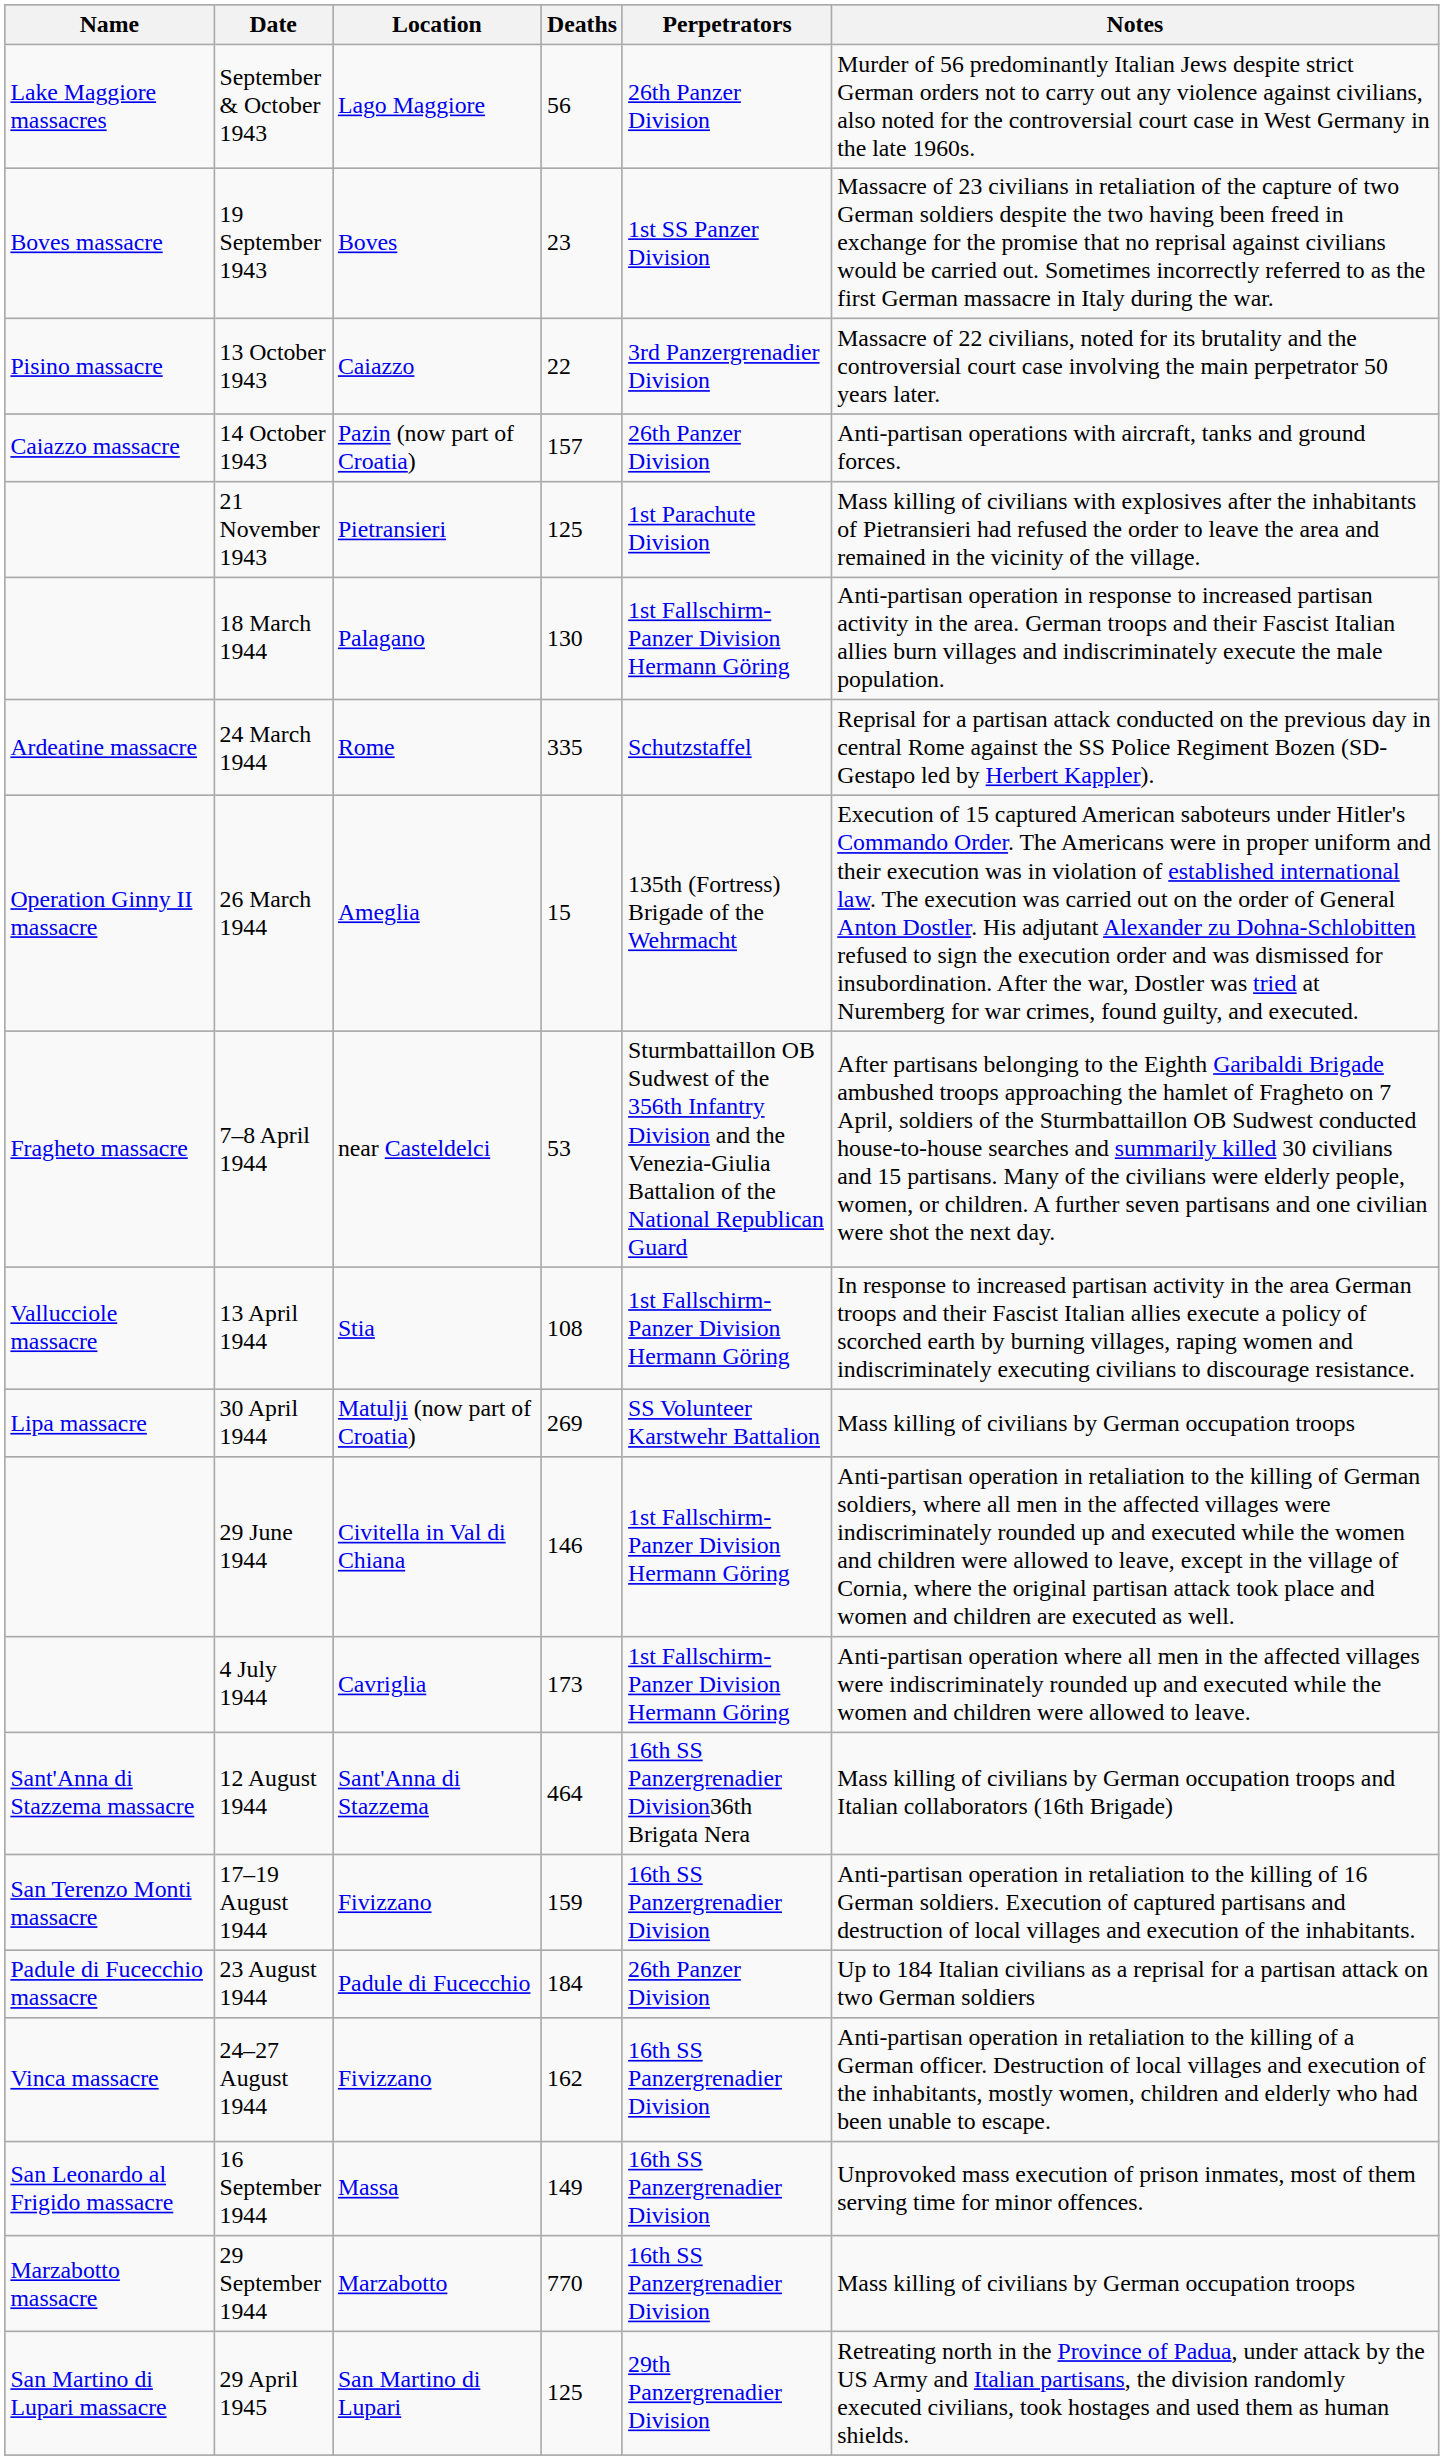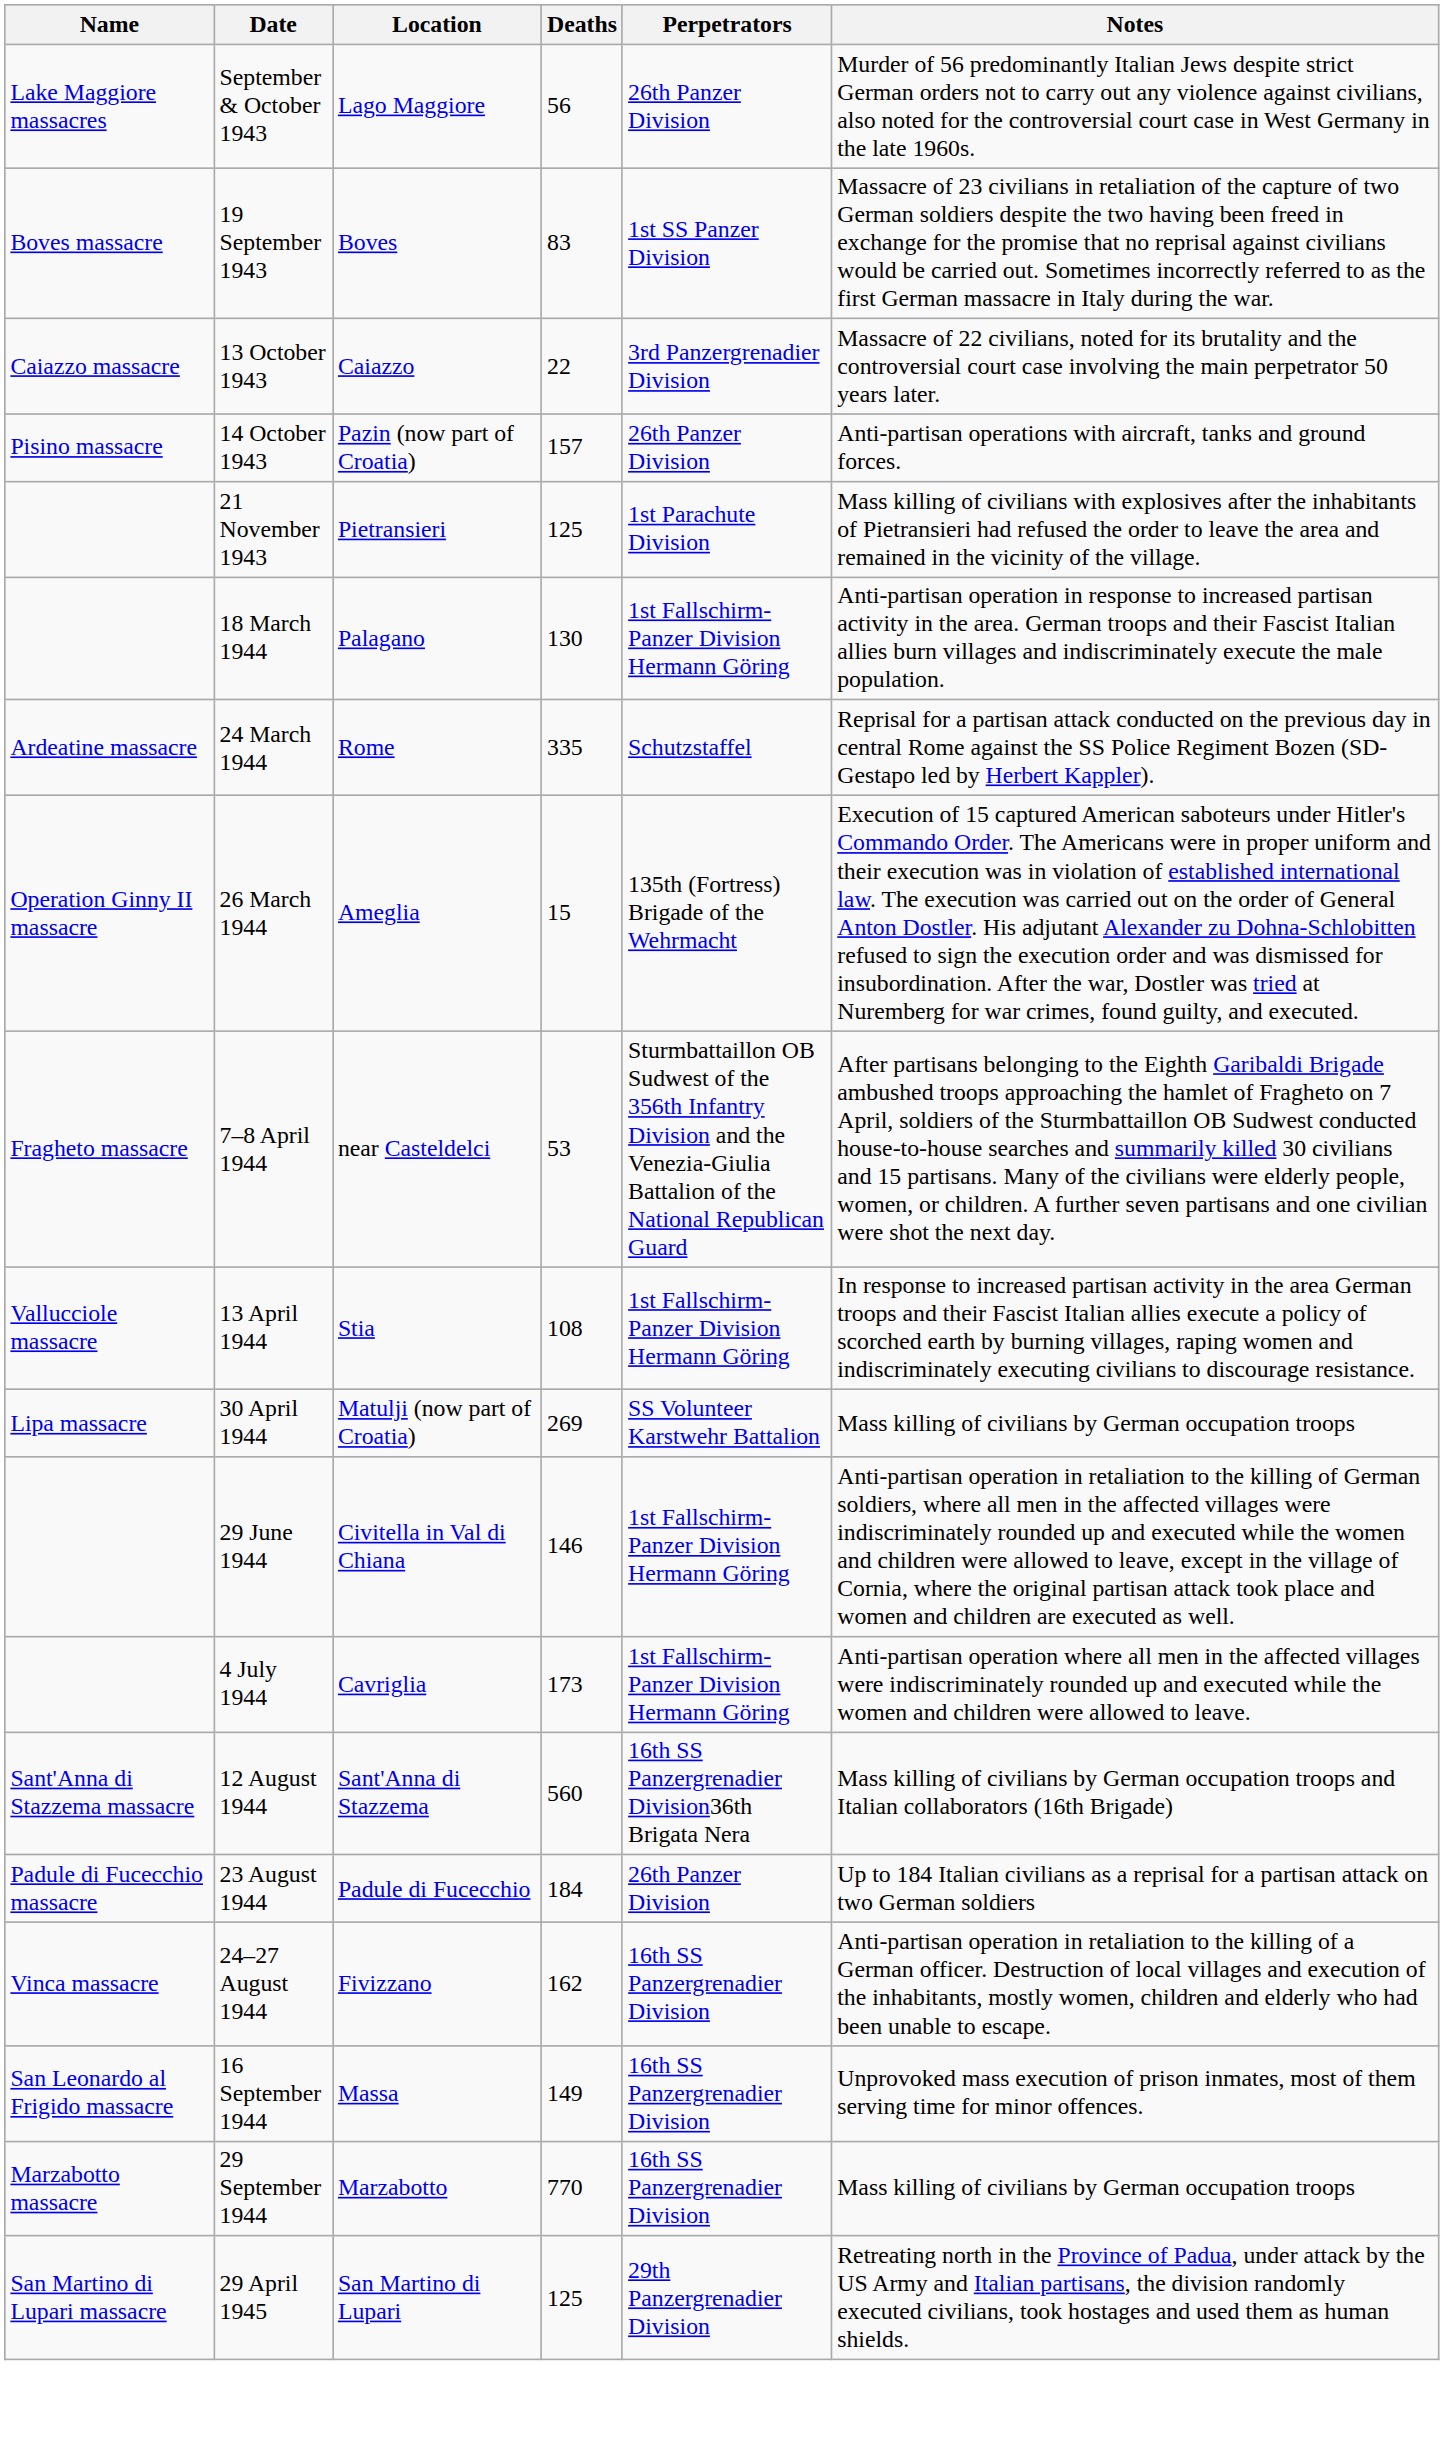(559, 243) 23 -> (559, 243) 83
(87, 366) Pisino massacre -> (95, 366) Caiazzo massacre
(95, 447) Caiazzo massacre -> (87, 447) Pisino massacre
(565, 1793) 464 -> (565, 1793) 560
- row: (254, 1902)
